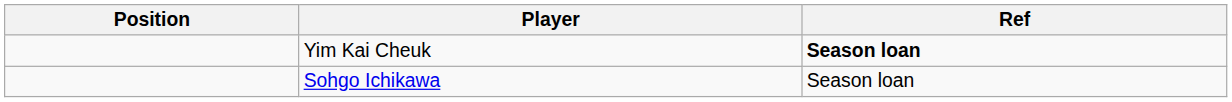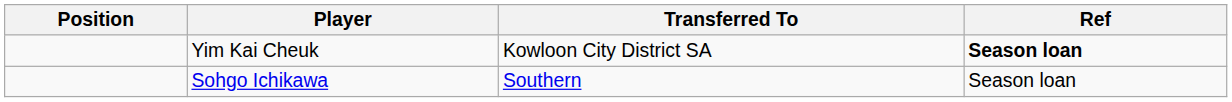+ column: (731, 19)
